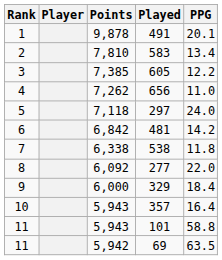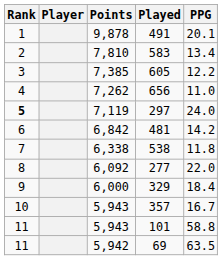(22, 110) normal -> (22, 110) bold
(111, 110) 7,118 -> (111, 110) 7,119
(201, 207) 16.4 -> (201, 207) 16.7
